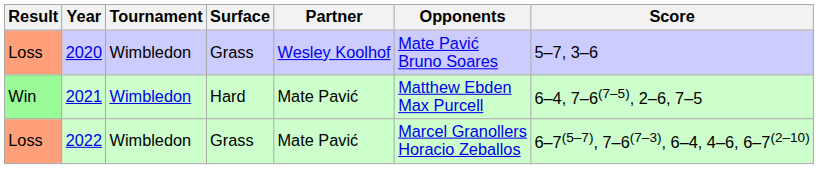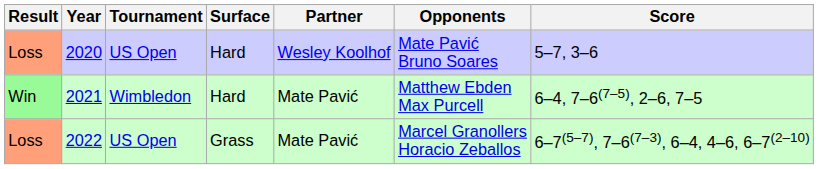(150, 52) Wimbledon -> (143, 52) US Open
(232, 52) Grass -> (228, 52) Hard
(150, 140) Wimbledon -> (143, 140) US Open
